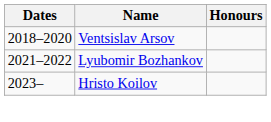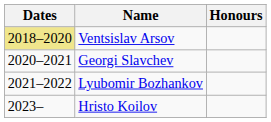(40, 38) no background -> (40, 38) khaki background
+ row: (126, 60)
